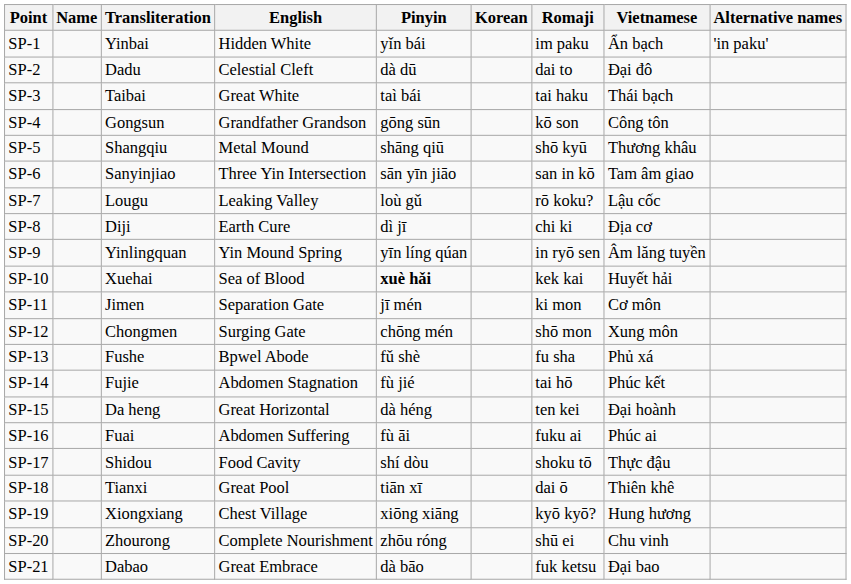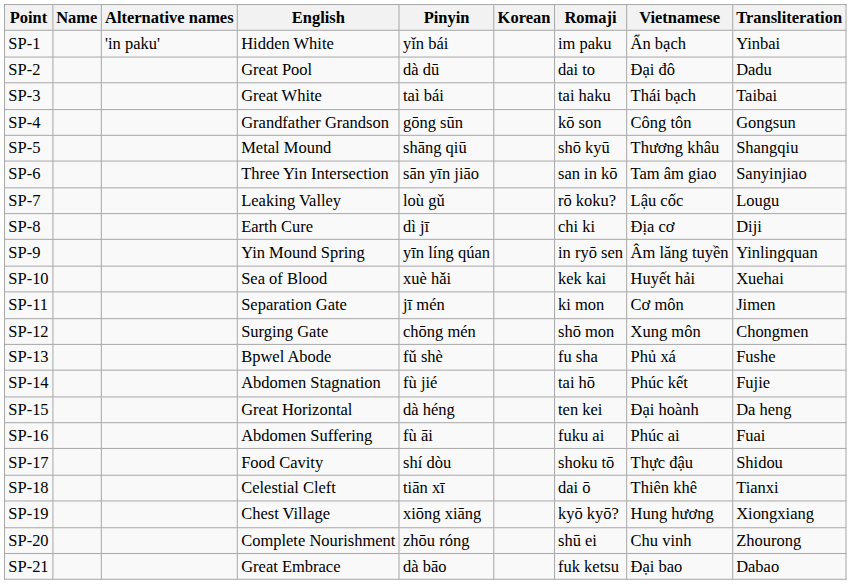columns swapped: (158, 17) <-> (778, 17)
(266, 69) Celestial Cleft -> (277, 69) Great Pool
(406, 278) bold -> (427, 278) normal
(254, 488) Great Pool -> (289, 488) Celestial Cleft
